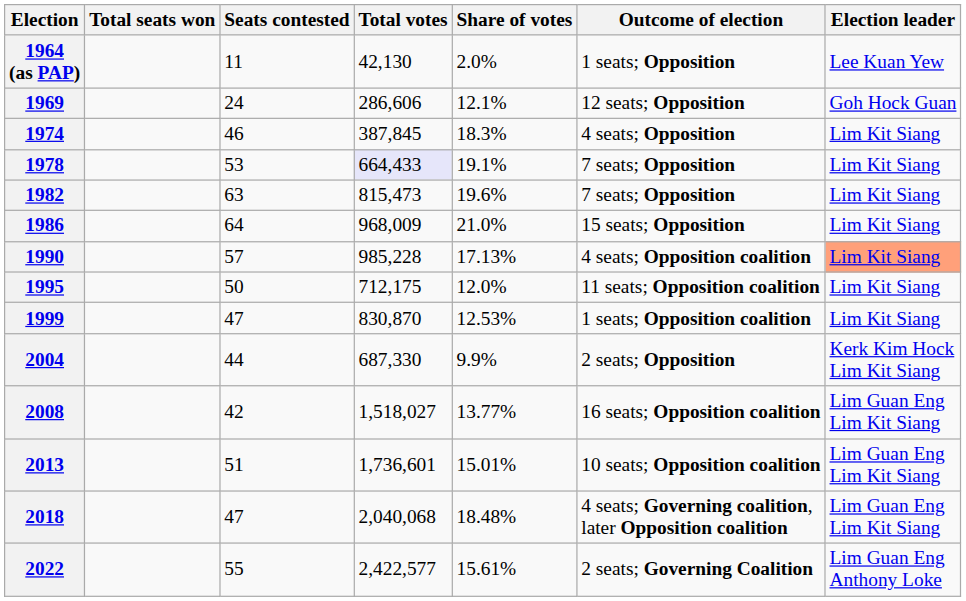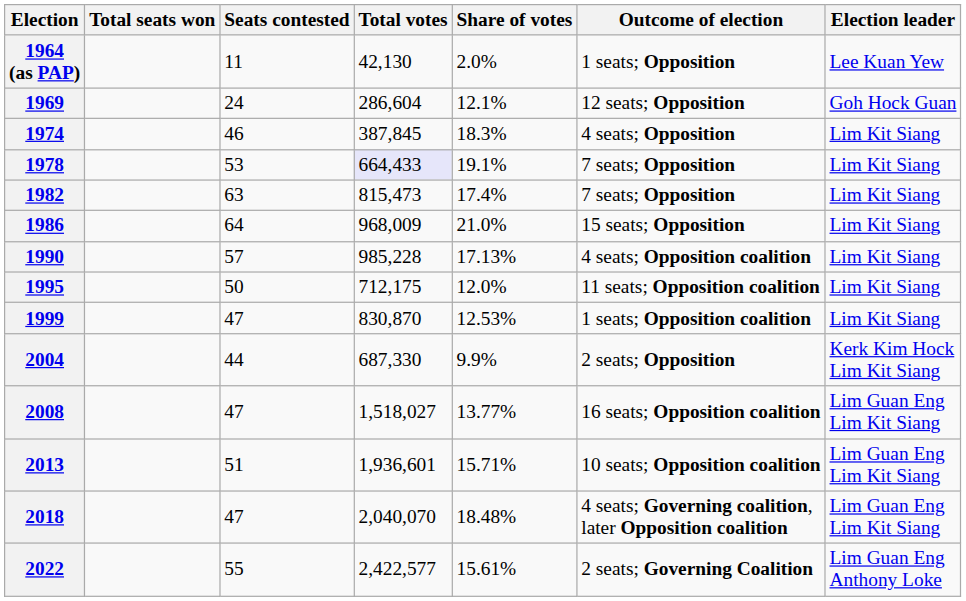(390, 103) 286,606 -> (390, 103) 286,604
(482, 195) 19.6% -> (482, 195) 17.4%
(885, 256) lightsalmon background -> (885, 256) no background
(234, 412) 42 -> (234, 412) 47
(397, 464) 1,736,601 -> (397, 464) 1,936,601
(486, 464) 15.01% -> (486, 464) 15.71%
(397, 517) 2,040,068 -> (397, 517) 2,040,070
